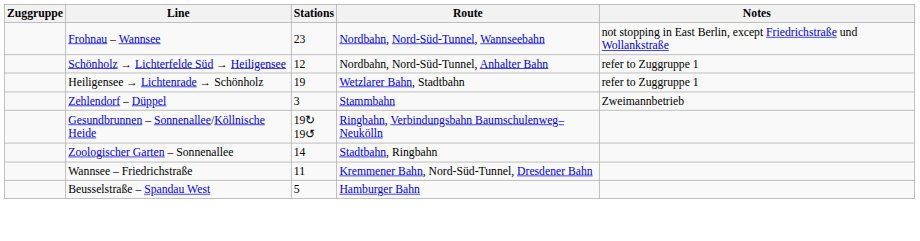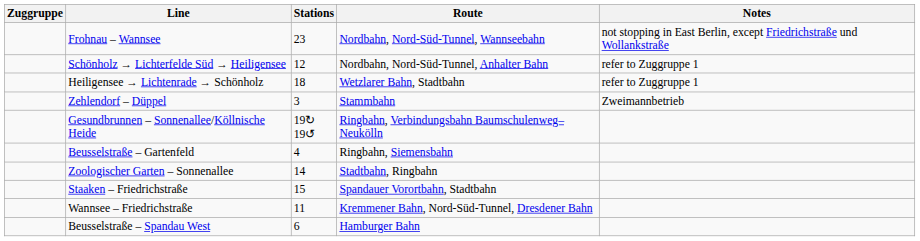(300, 82) 19 -> (300, 82) 18
+ row: (131, 152)
+ row: (128, 189)
(297, 189) 5 -> (297, 226) 6
